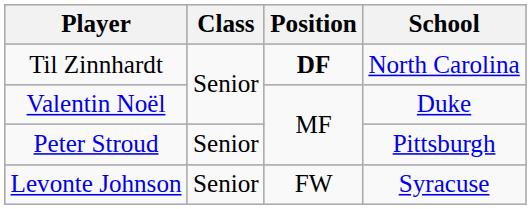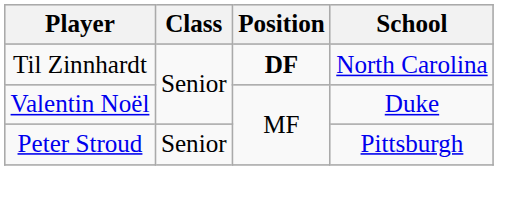- row: (96, 183)
